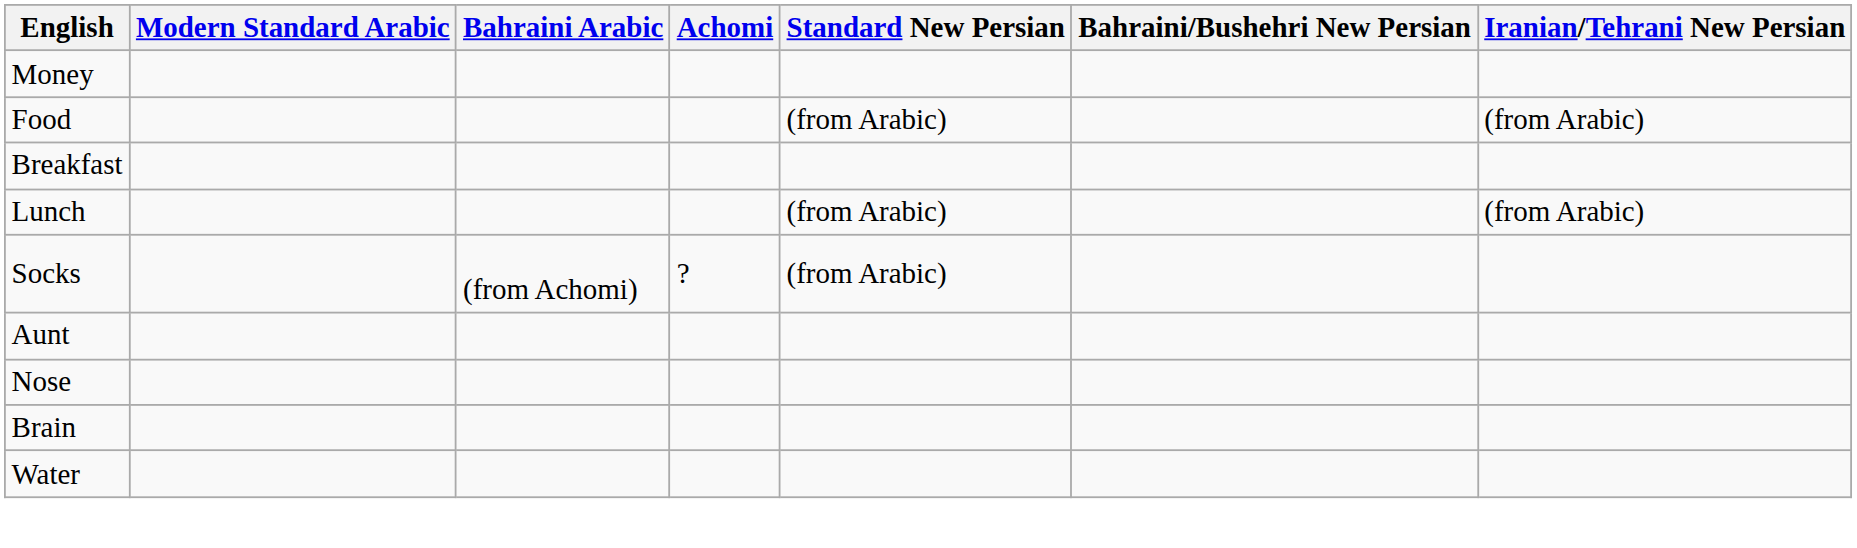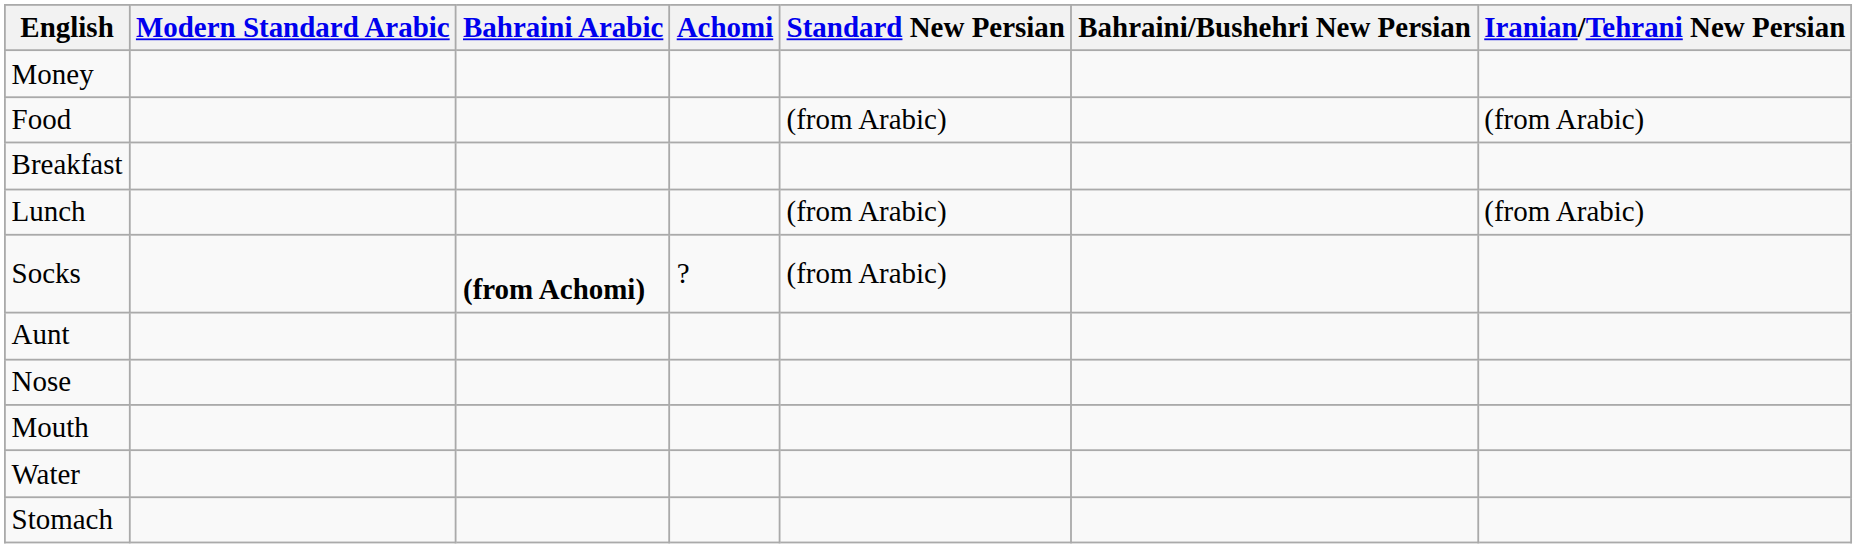(550, 289) normal -> (554, 289) bold
+ row: (50, 427)
- row: (44, 427)
+ row: (62, 519)
